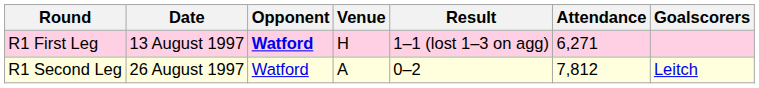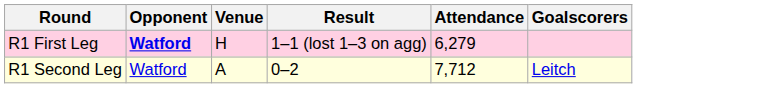- column: (187, 17)
(577, 43) 6,271 -> (455, 43) 6,279
(577, 69) 7,812 -> (455, 69) 7,712
